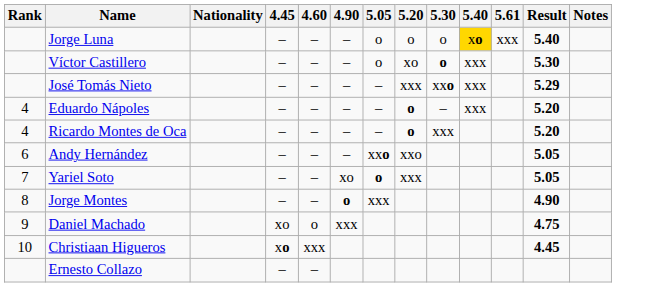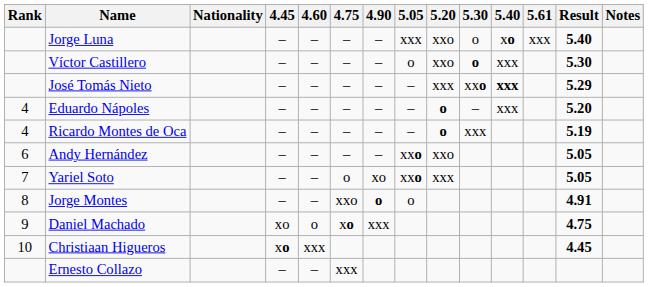+ column: (347, 16)
(379, 39) o -> (411, 39) xxx
(411, 39) o -> (443, 39) xxo
(475, 39) gold background -> (507, 39) no background
(411, 62) xo -> (443, 62) xxo
(475, 85) normal -> (507, 85) bold
(547, 131) 5.20 -> (579, 131) 5.19
(379, 177) o -> (411, 177) xxo
(379, 200) xxx -> (411, 200) o
(547, 200) 4.90 -> (579, 200) 4.91
